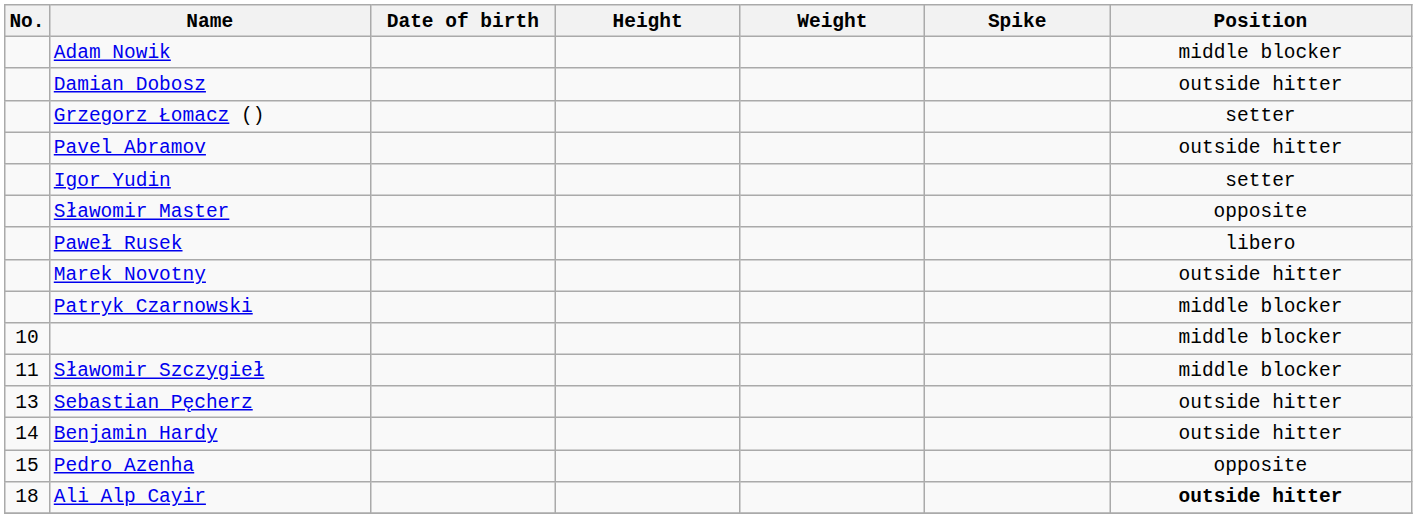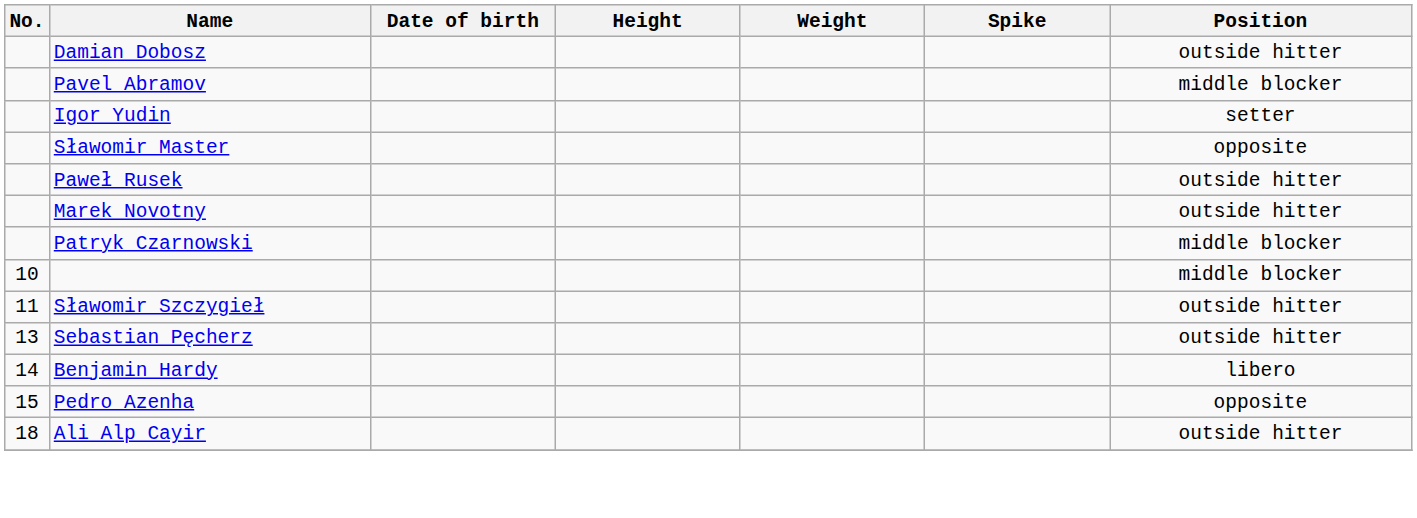- row: (27, 52)
- row: (27, 116)
(1260, 148) outside hitter -> (1260, 84) middle blocker
(1260, 243) libero -> (1260, 180) outside hitter
(1260, 370) middle blocker -> (1260, 307) outside hitter
(1260, 434) outside hitter -> (1260, 370) libero
(1260, 497) bold -> (1260, 434) normal
